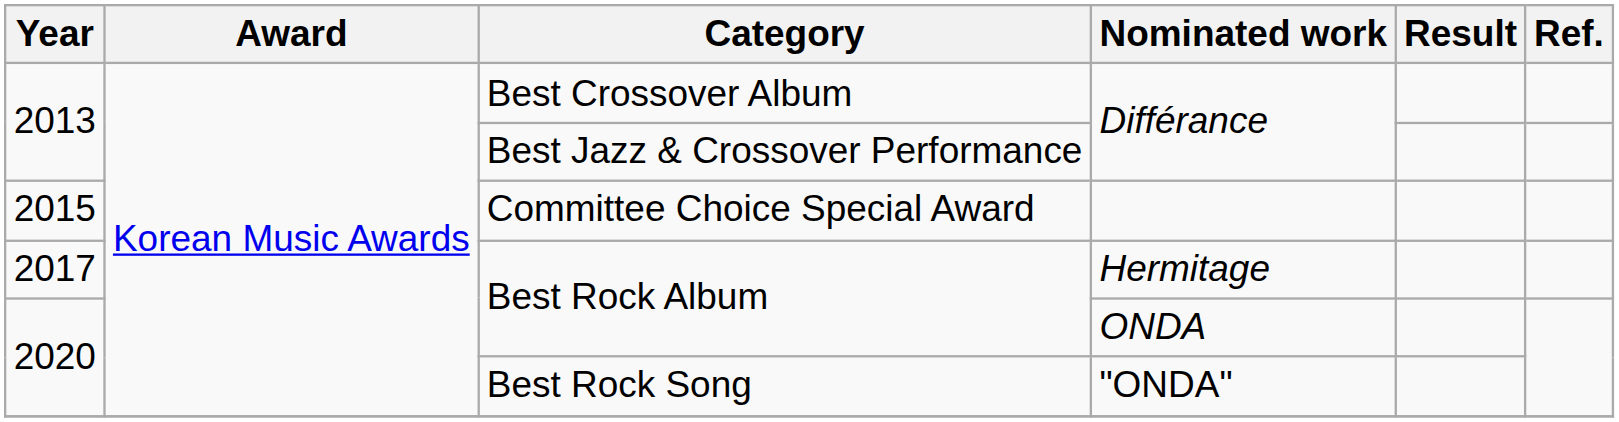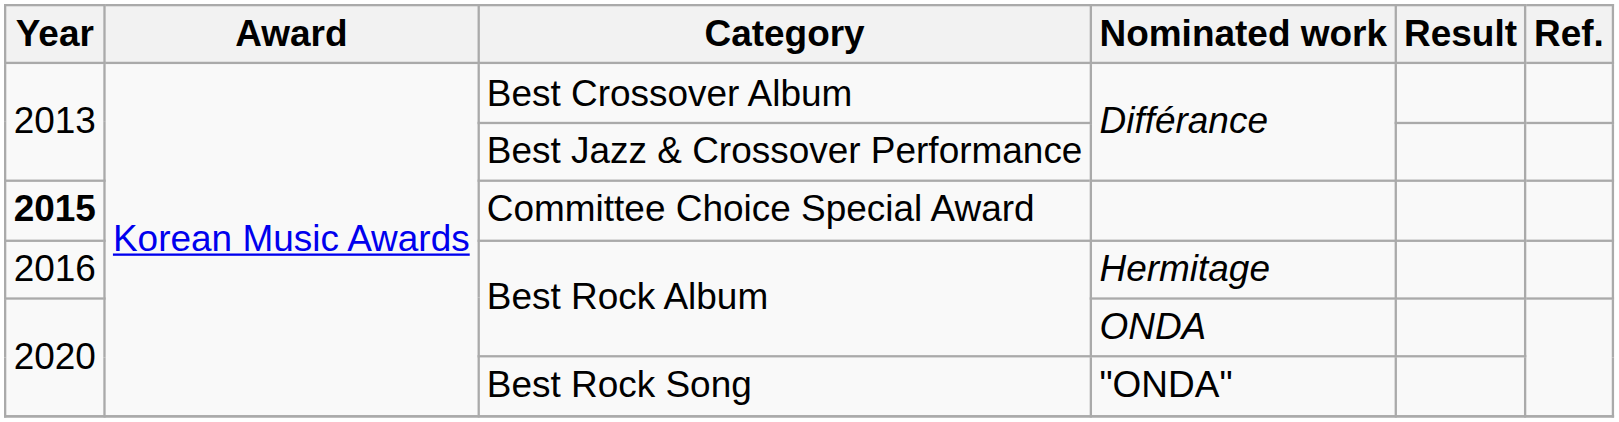(55, 209) normal -> (55, 209) bold
(55, 268) 2017 -> (55, 268) 2016
